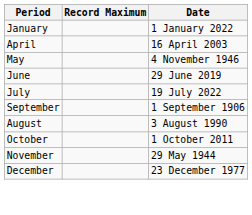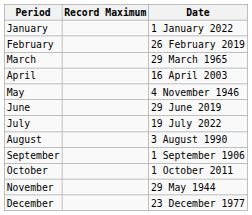+ row: (30, 44)
+ row: (21, 60)
rows swapped: (24, 124) <-> (33, 108)
